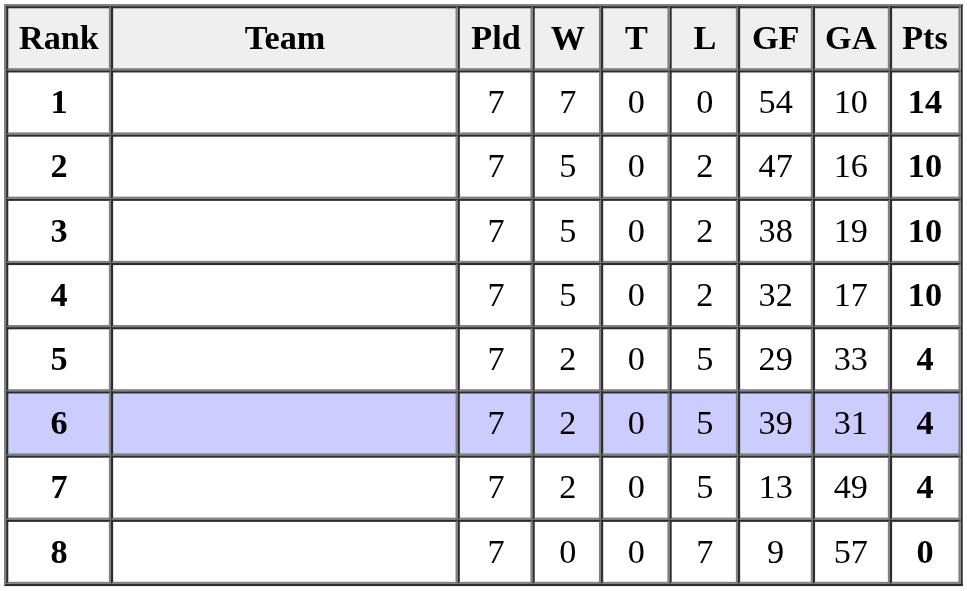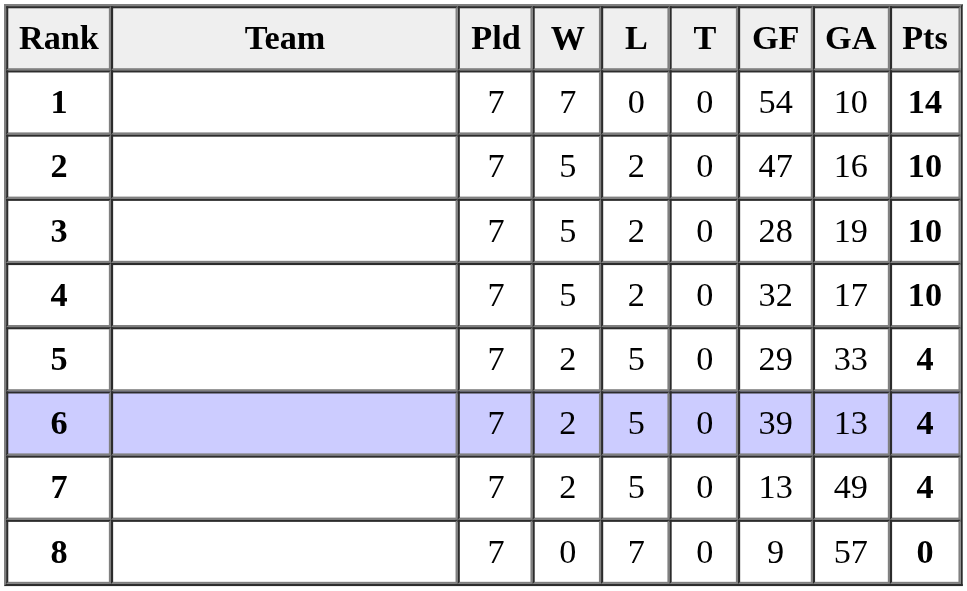columns swapped: (705, 37) <-> (636, 37)
(776, 230) 38 -> (776, 230) 28
(851, 422) 31 -> (851, 422) 13
